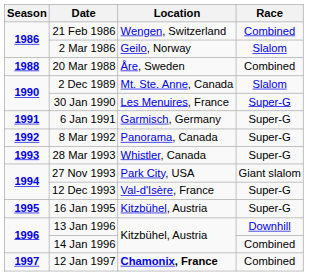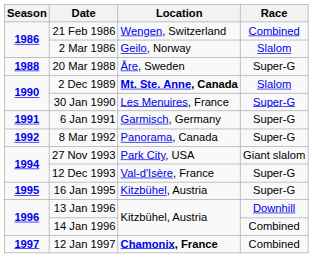(270, 66) Combined -> (274, 66) Super-G
(177, 84) normal -> (179, 84) bold
- row: (84, 155)
